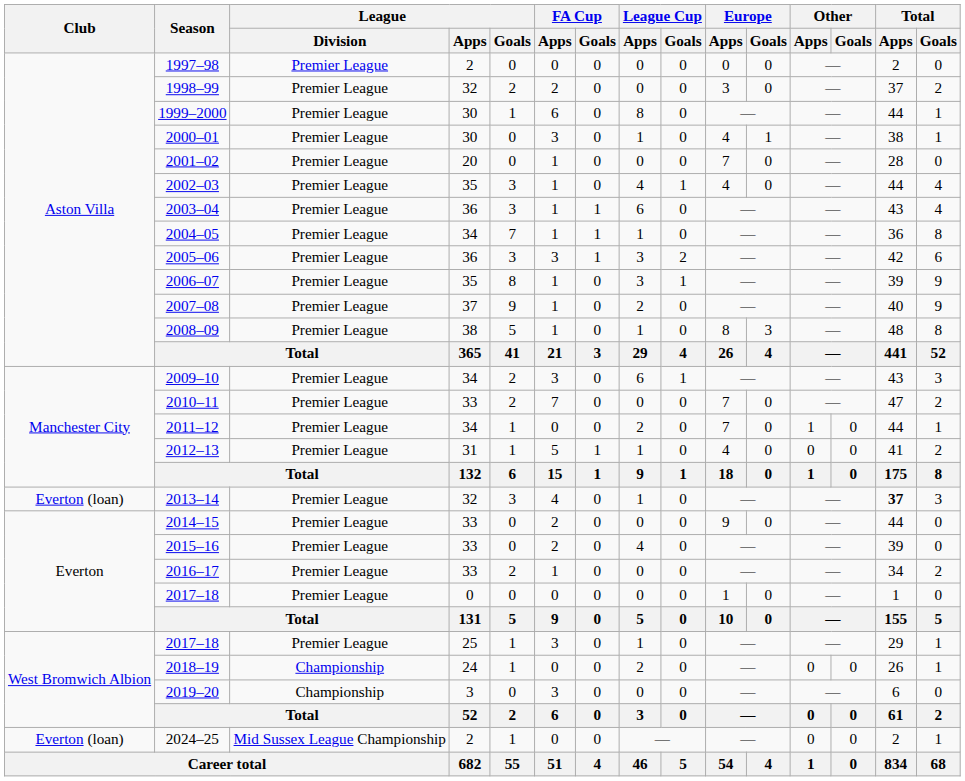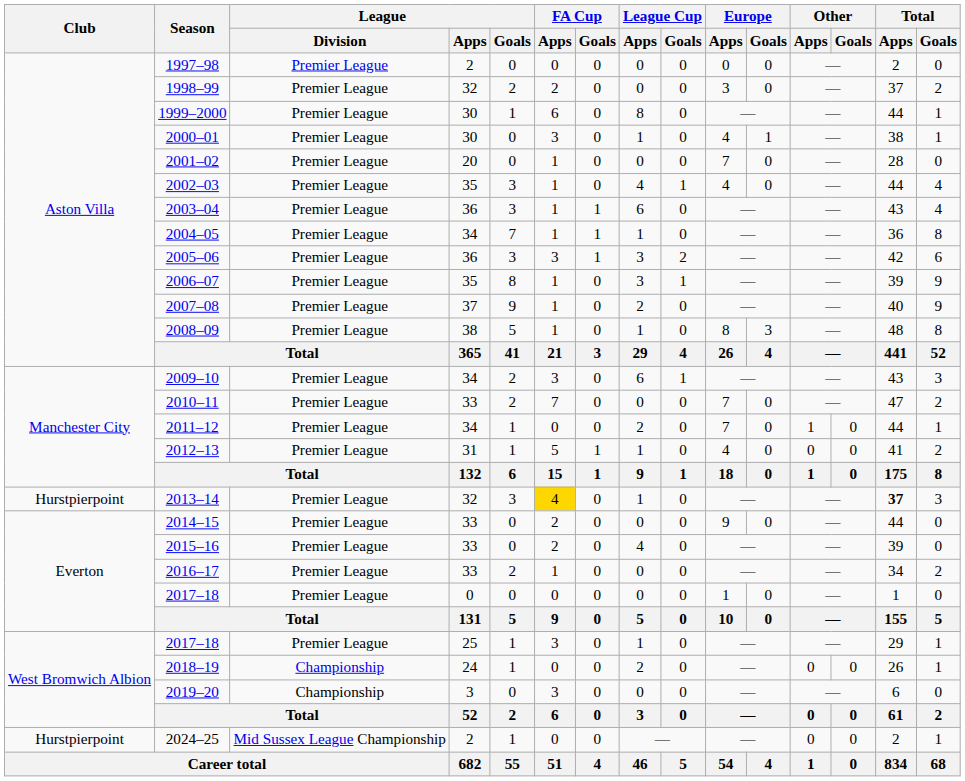(80, 498) Everton (loan) -> (80, 498) Hurstpierpoint
(555, 498) no background -> (555, 498) gold background
(80, 739) Everton (loan) -> (80, 739) Hurstpierpoint
